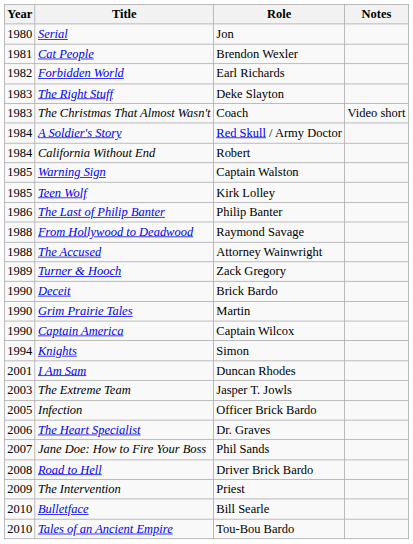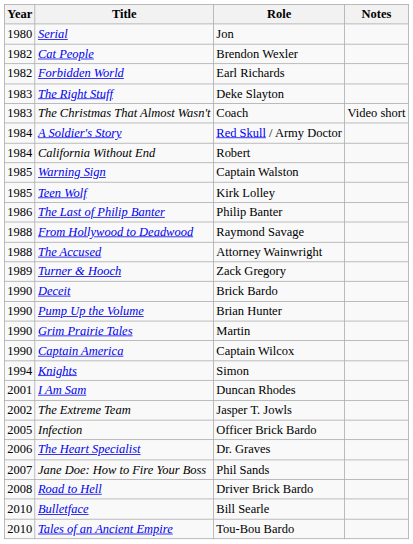(20, 53) 1981 -> (20, 53) 1982
+ row: (91, 311)
(20, 390) 2003 -> (20, 410) 2002
- row: (79, 489)
